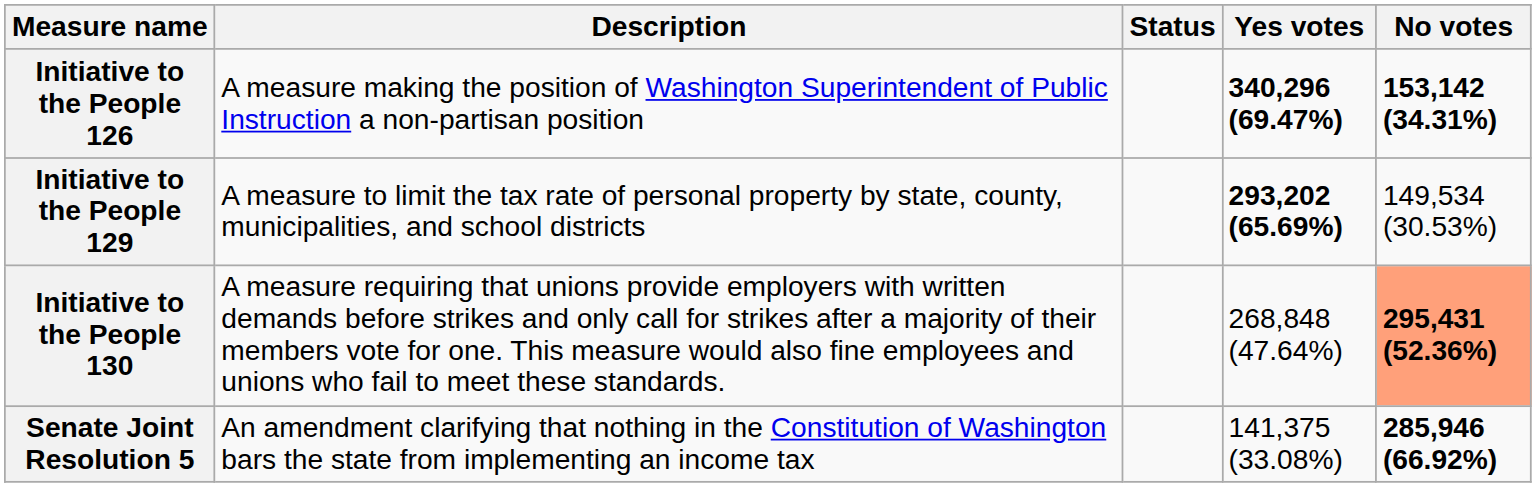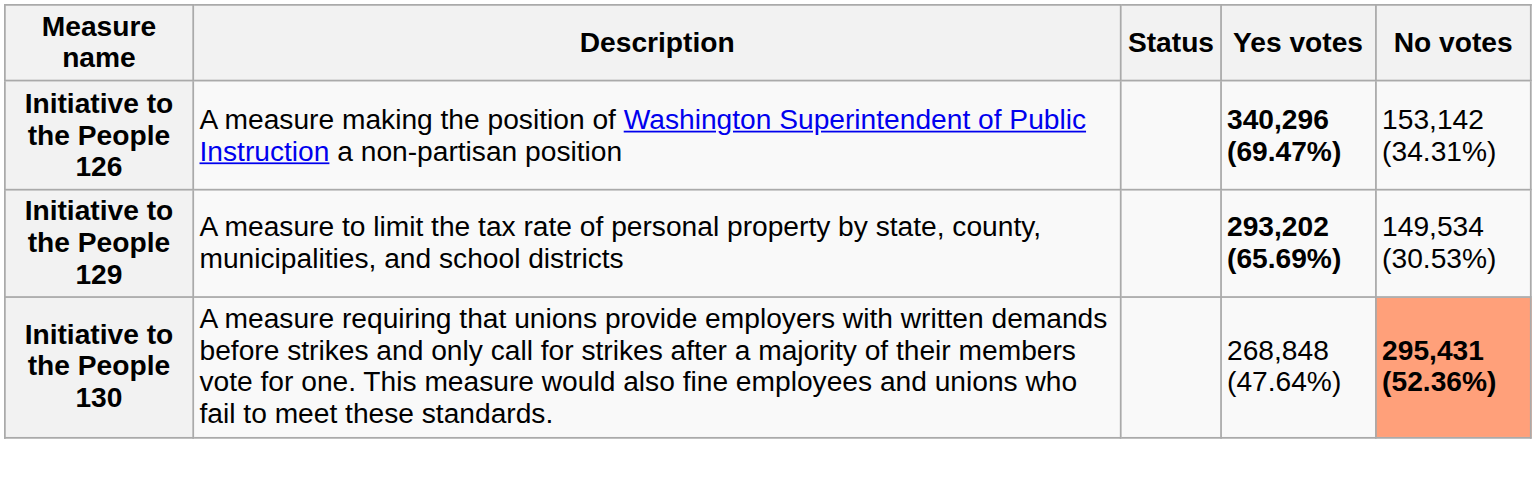(1440, 103) bold -> (1439, 134) normal
- row: (110, 443)
